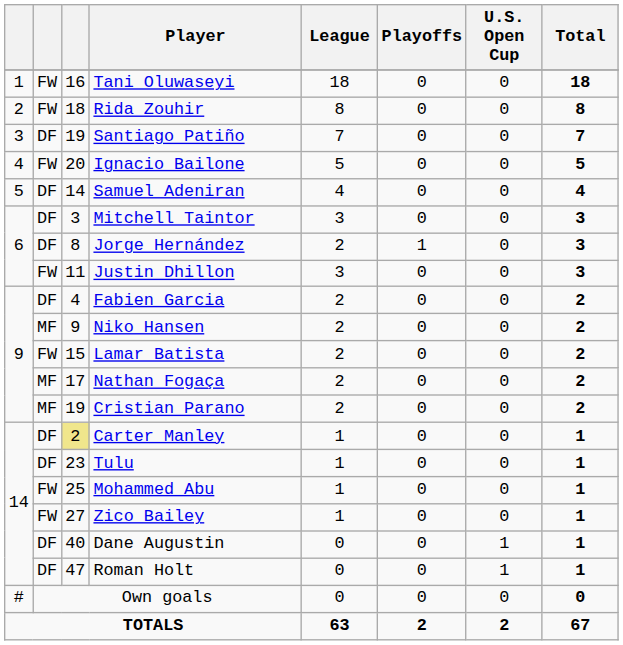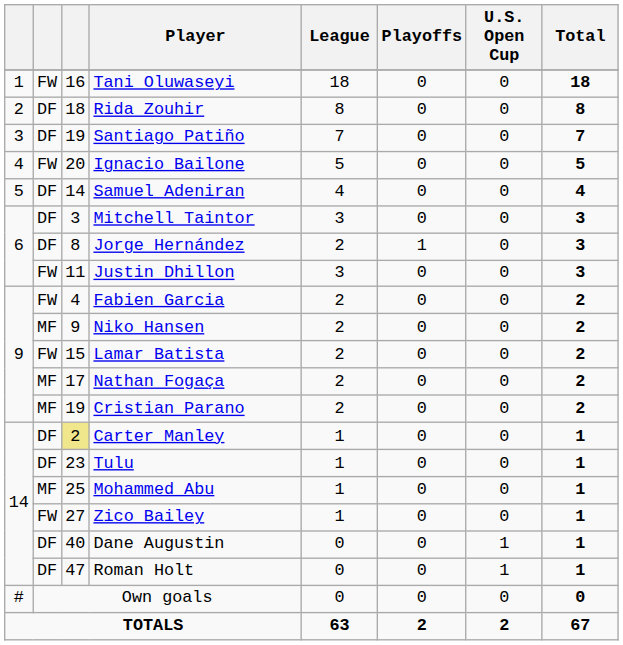(47, 111) FW -> (47, 111) DF
(47, 301) DF -> (47, 301) FW
(47, 491) FW -> (47, 491) MF
